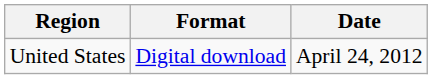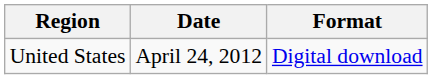columns swapped: (359, 21) <-> (211, 21)
